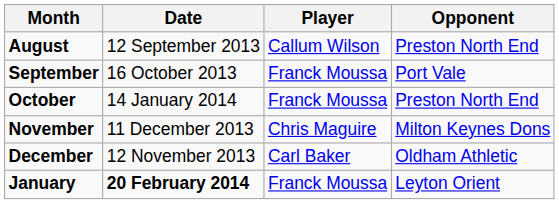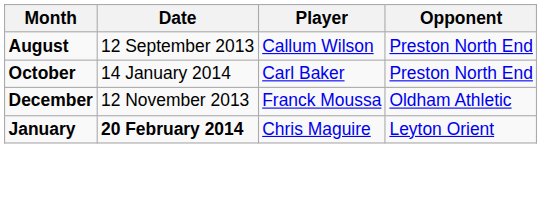- row: (54, 73)
(328, 101) Franck Moussa -> (303, 73) Carl Baker
- row: (51, 128)
(309, 156) Carl Baker -> (322, 101) Franck Moussa
(328, 184) Franck Moussa -> (316, 128) Chris Maguire
